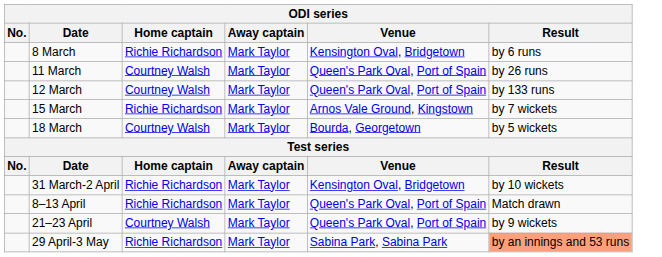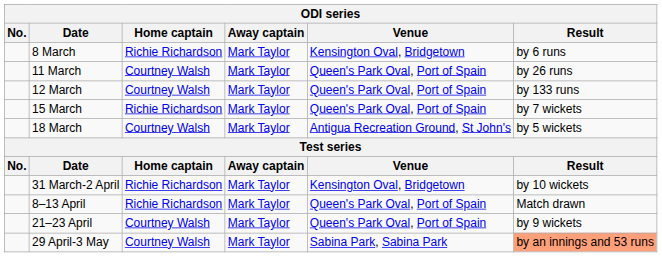(391, 109) Arnos Vale Ground, Kingstown -> (398, 109) Queen's Park Oval, Port of Spain
(365, 128) Bourda, Georgetown -> (410, 128) Antigua Recreation Ground, St John's
(174, 242) Richie Richardson -> (167, 242) Courtney Walsh
